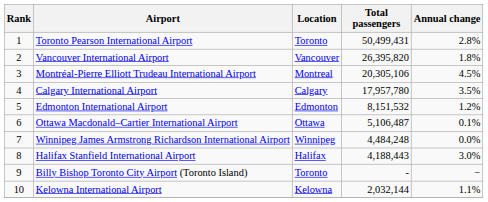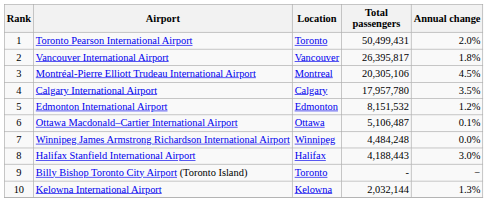(470, 40) 2.8% -> (470, 40) 2.0%
(386, 57) 26,395,820 -> (386, 57) 26,395,817
(470, 189) 1.1% -> (470, 189) 1.3%
